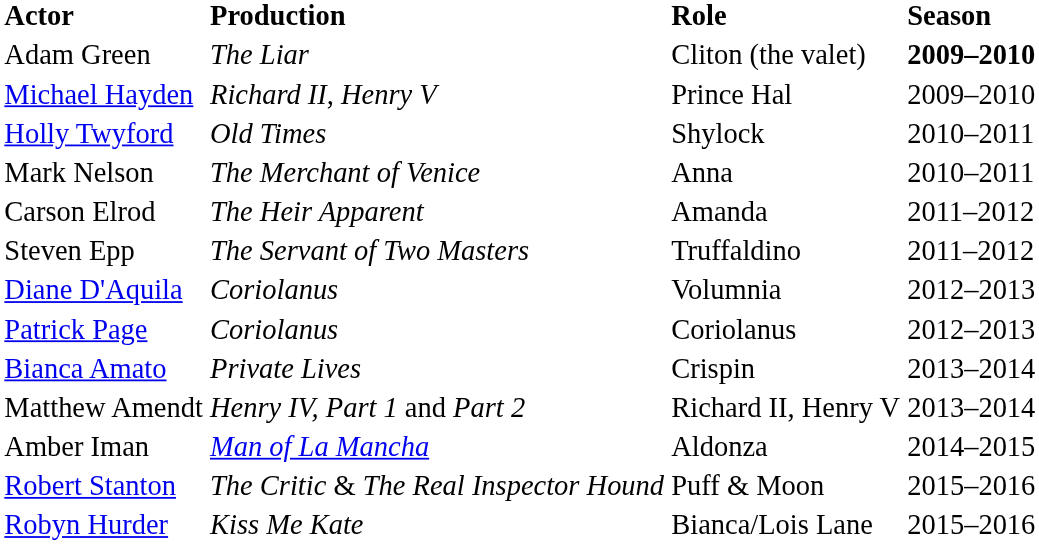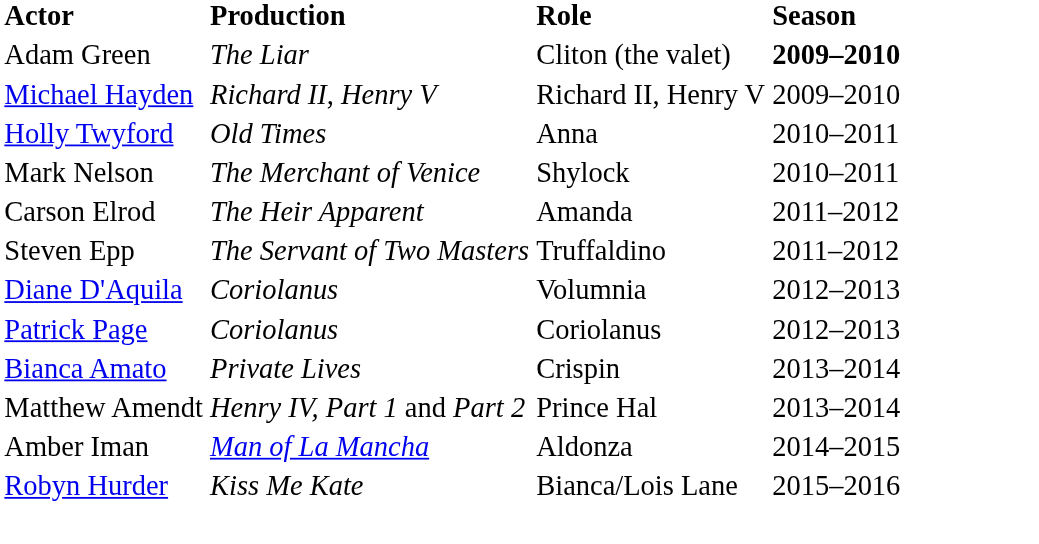(732, 94) Prince Hal -> (651, 94) Richard II, Henry V
(718, 133) Shylock -> (567, 133) Anna
(702, 172) Anna -> (583, 172) Shylock
(786, 407) Richard II, Henry V -> (597, 407) Prince Hal
- row: (90, 485)
